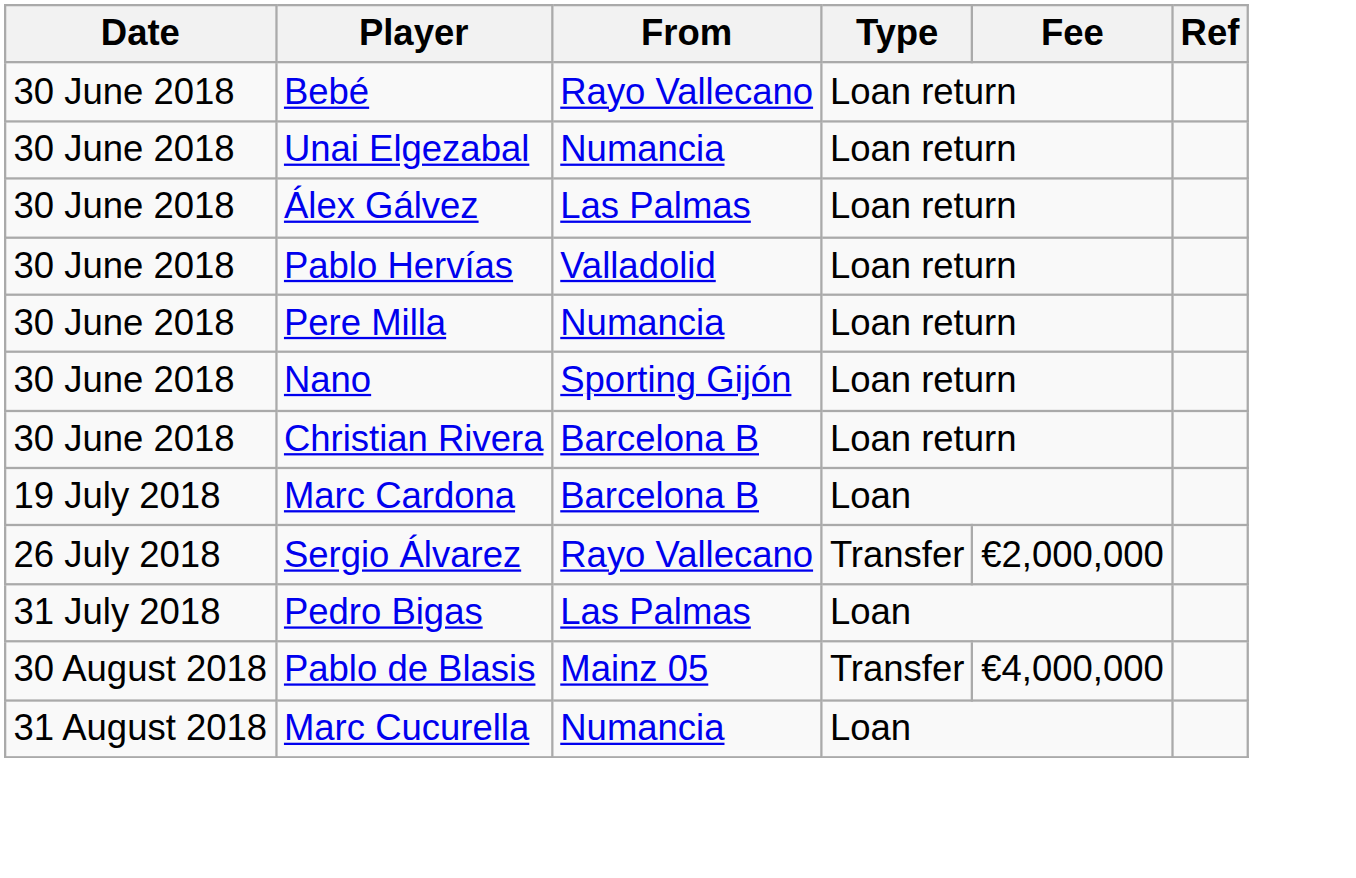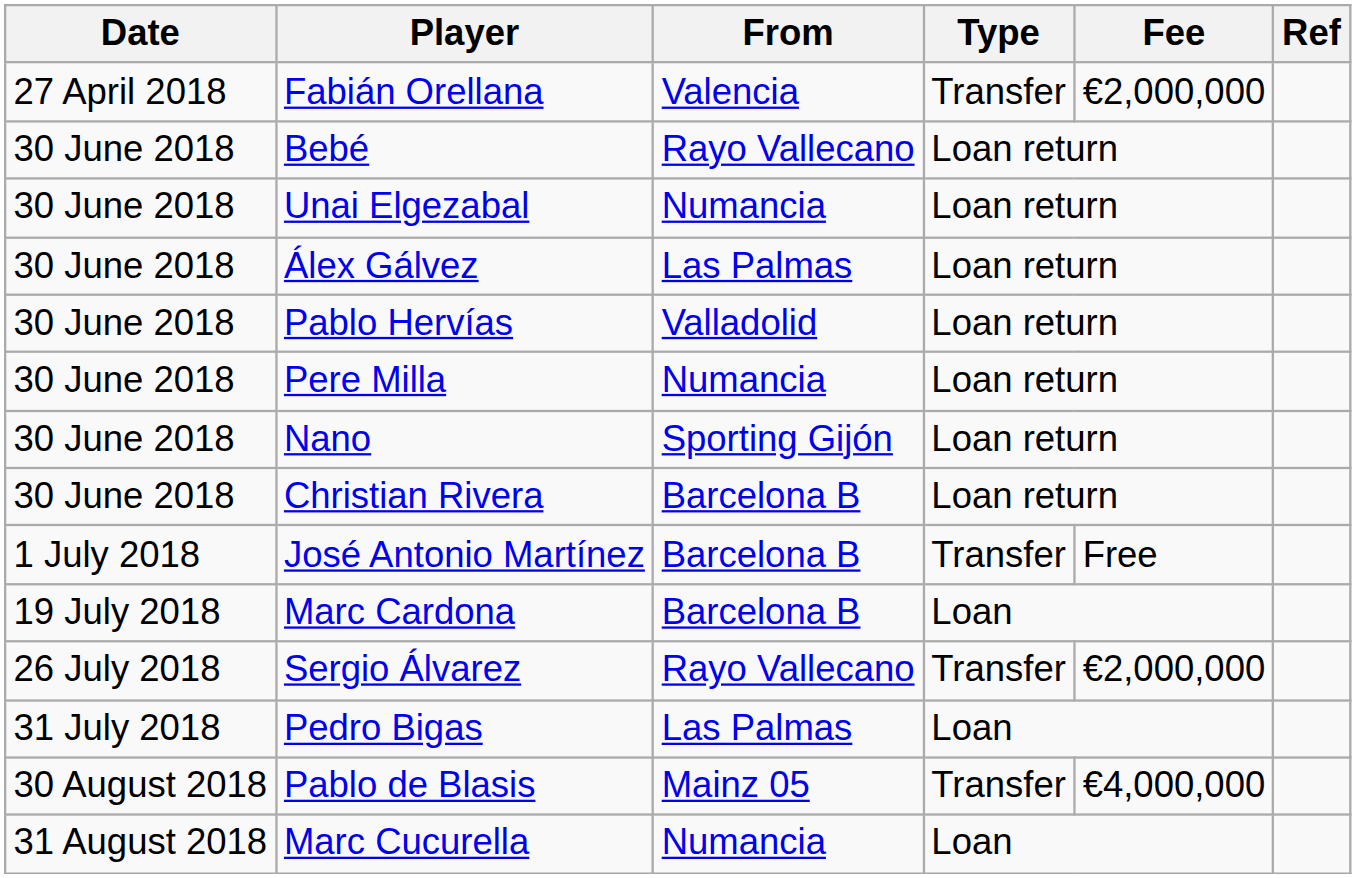+ row: (414, 91)
+ row: (464, 554)
